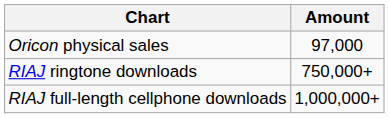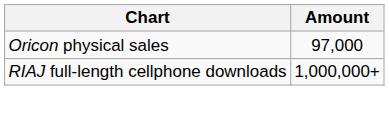- row: (103, 71)
